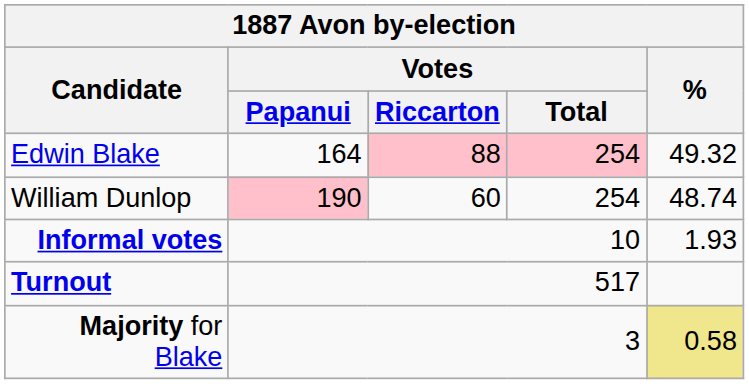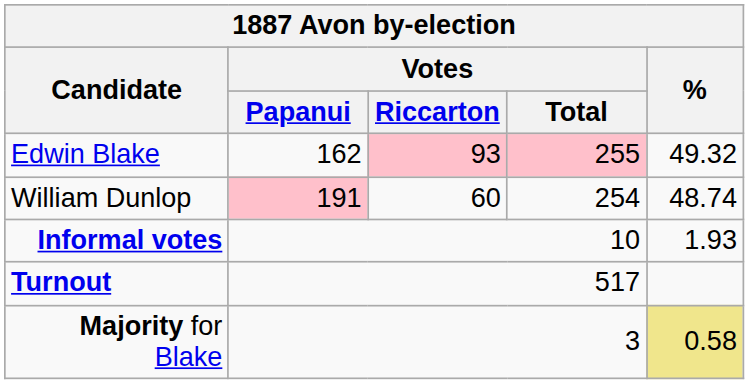(339, 154) 164 -> (339, 154) 162
(486, 154) 88 -> (486, 154) 93
(617, 154) 254 -> (617, 154) 255
(339, 197) 190 -> (339, 197) 191
